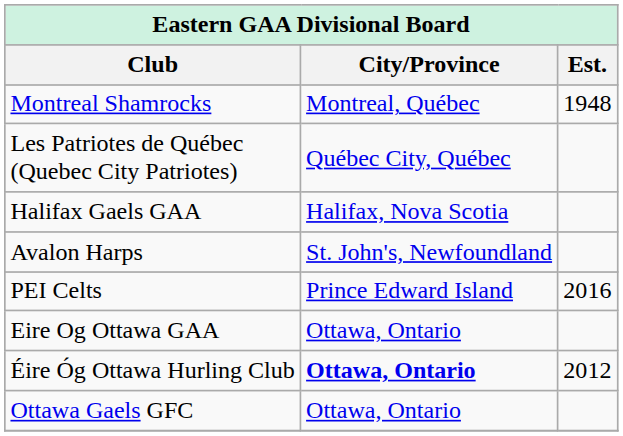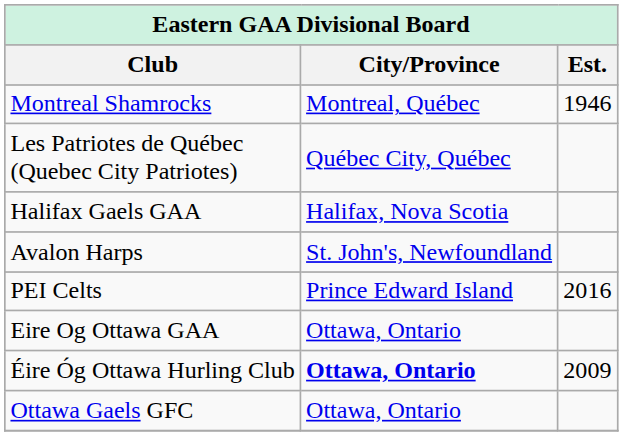(587, 104) 1948 -> (587, 104) 1946
(587, 370) 2012 -> (587, 370) 2009
